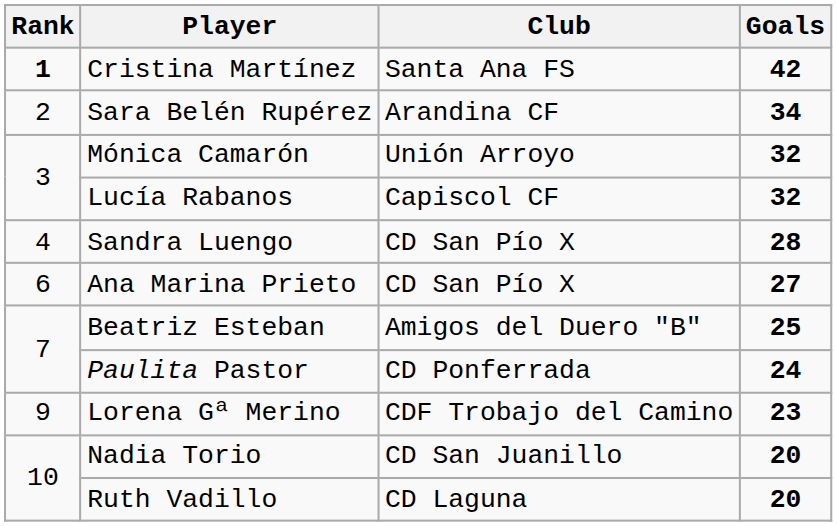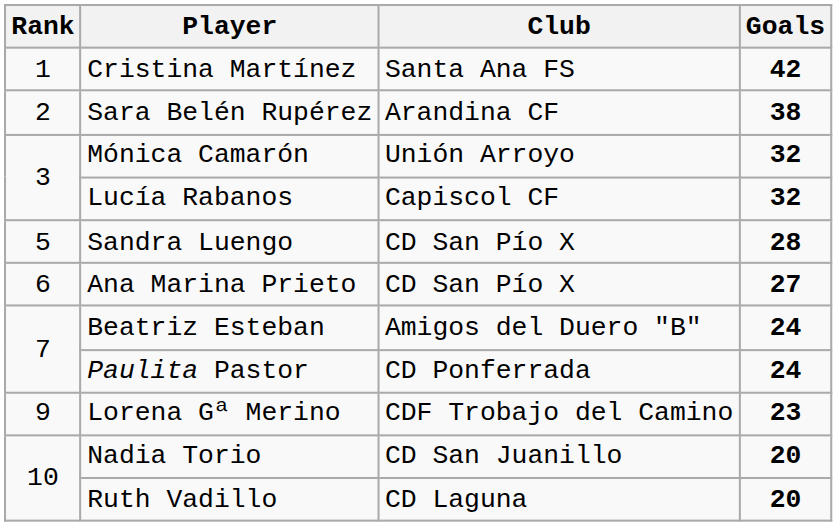(43, 70) bold -> (43, 70) normal
(785, 113) 34 -> (785, 113) 38
(43, 242) 4 -> (43, 242) 5
(785, 328) 25 -> (785, 328) 24
